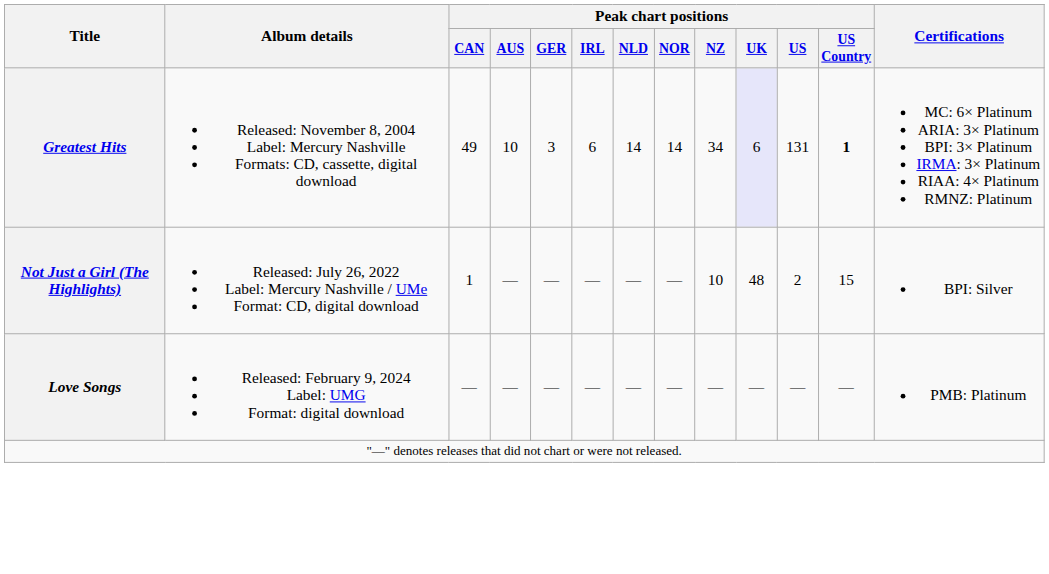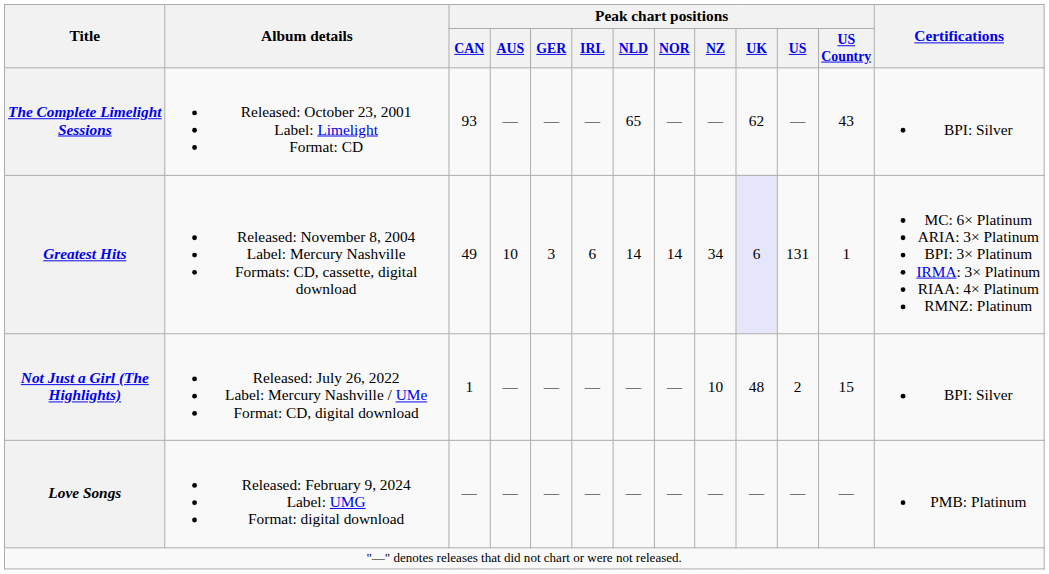+ row: (85, 121)
(846, 147) bold -> (846, 254) normal
